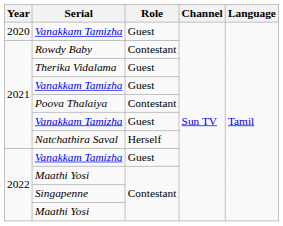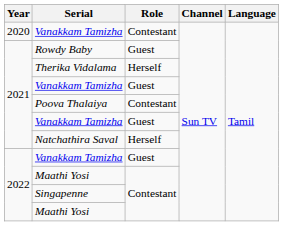(141, 31) Guest -> (152, 31) Contestant
(152, 49) Contestant -> (141, 49) Guest
(141, 67) Guest -> (145, 67) Herself
